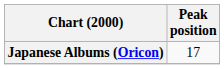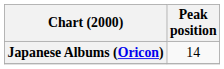(193, 52) 17 -> (193, 52) 14
